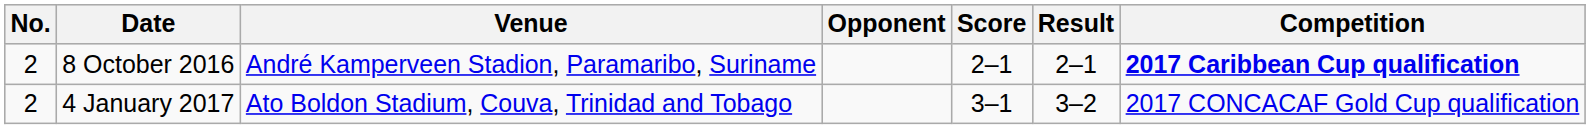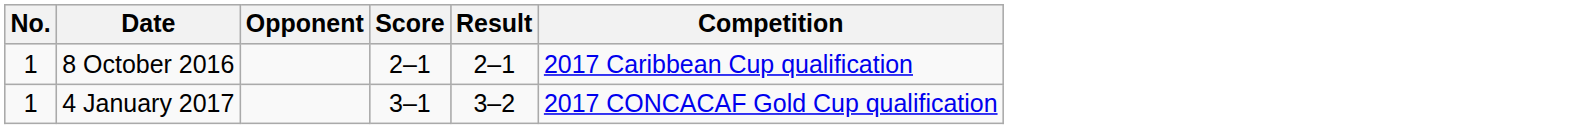- column: (531, 24)
(31, 63) 2 -> (31, 63) 1
(1323, 63) bold -> (728, 63) normal
(31, 103) 2 -> (31, 103) 1
